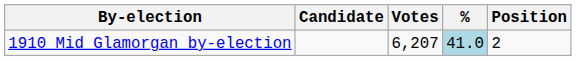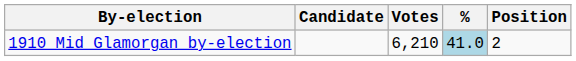(415, 43) 6,207 -> (415, 43) 6,210
